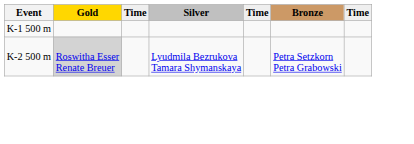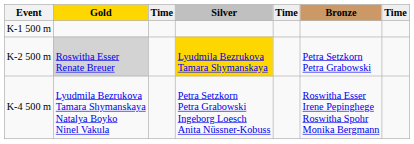(196, 62) no background -> (223, 62) gold background
+ row: (29, 107)
